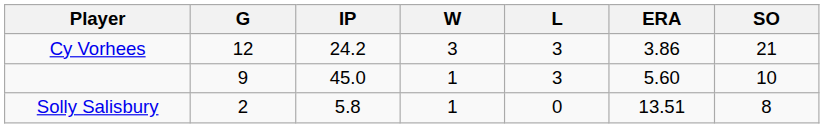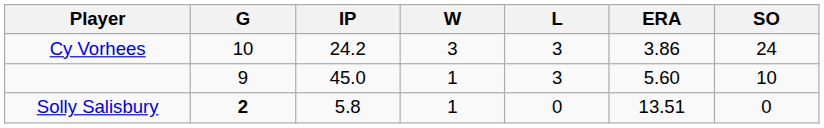(243, 48) 12 -> (243, 48) 10
(766, 48) 21 -> (766, 48) 24
(243, 107) normal -> (243, 107) bold
(766, 107) 8 -> (766, 107) 0
